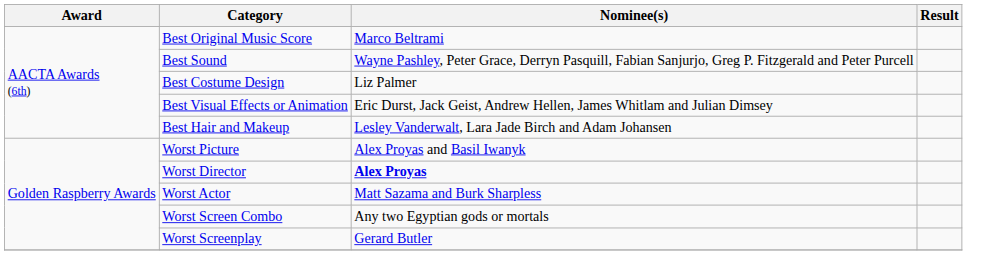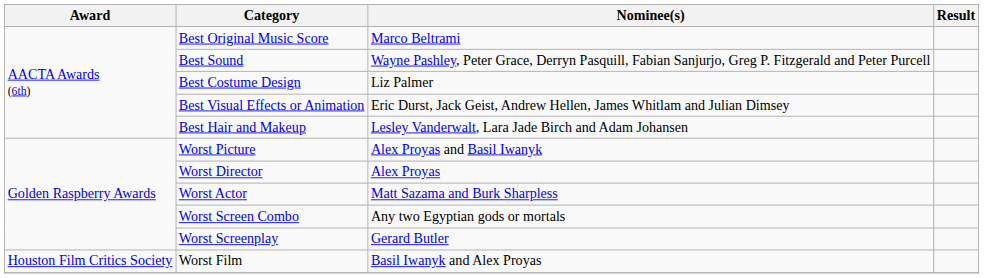(390, 171) bold -> (406, 171) normal
+ row: (211, 261)
